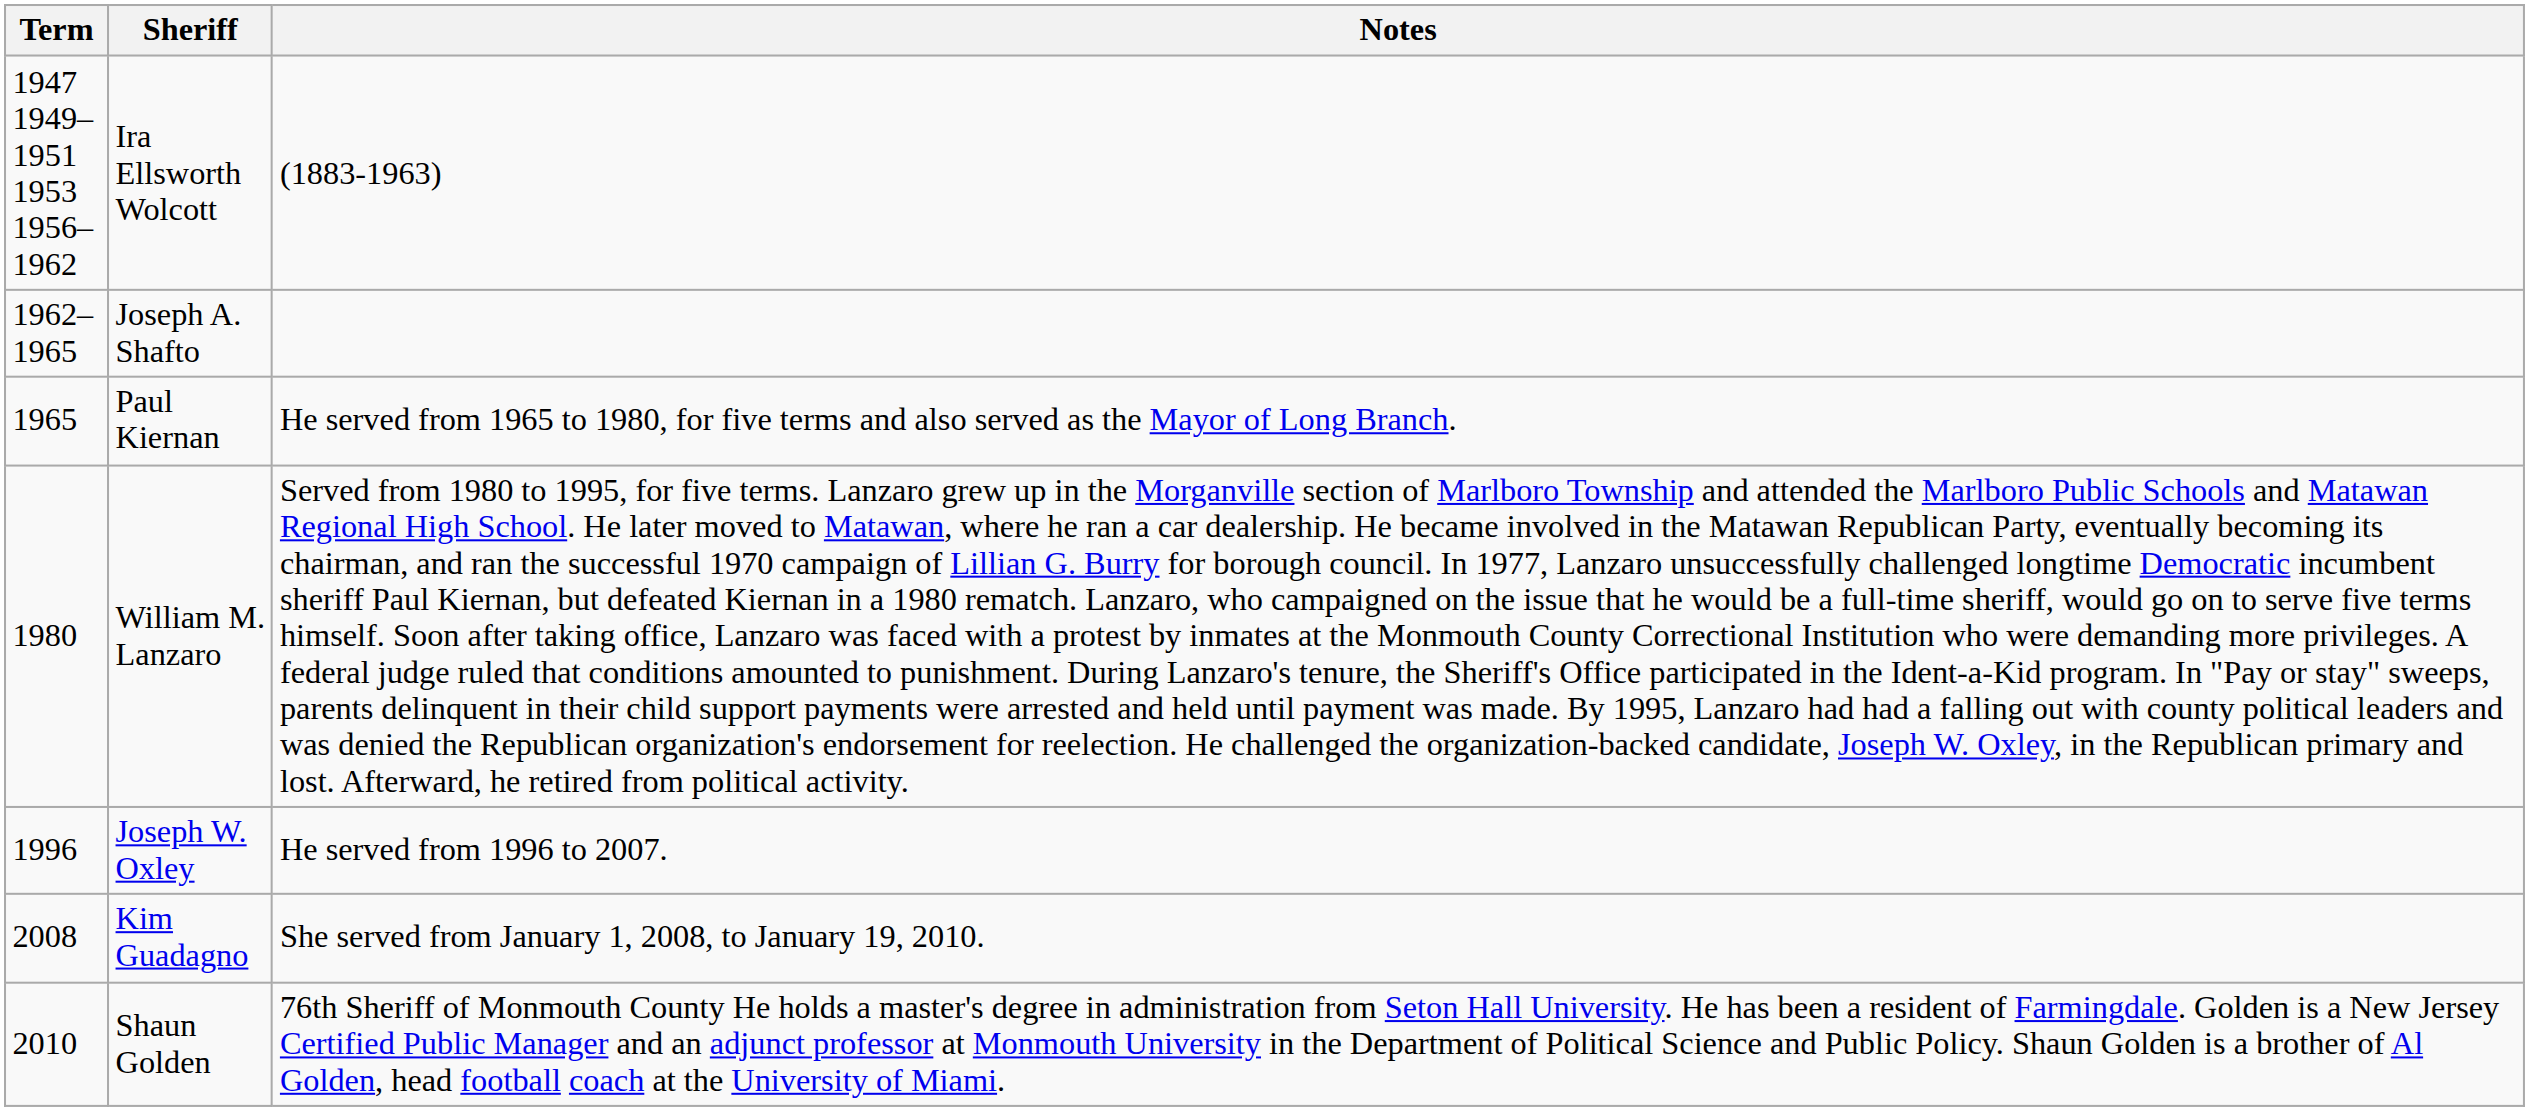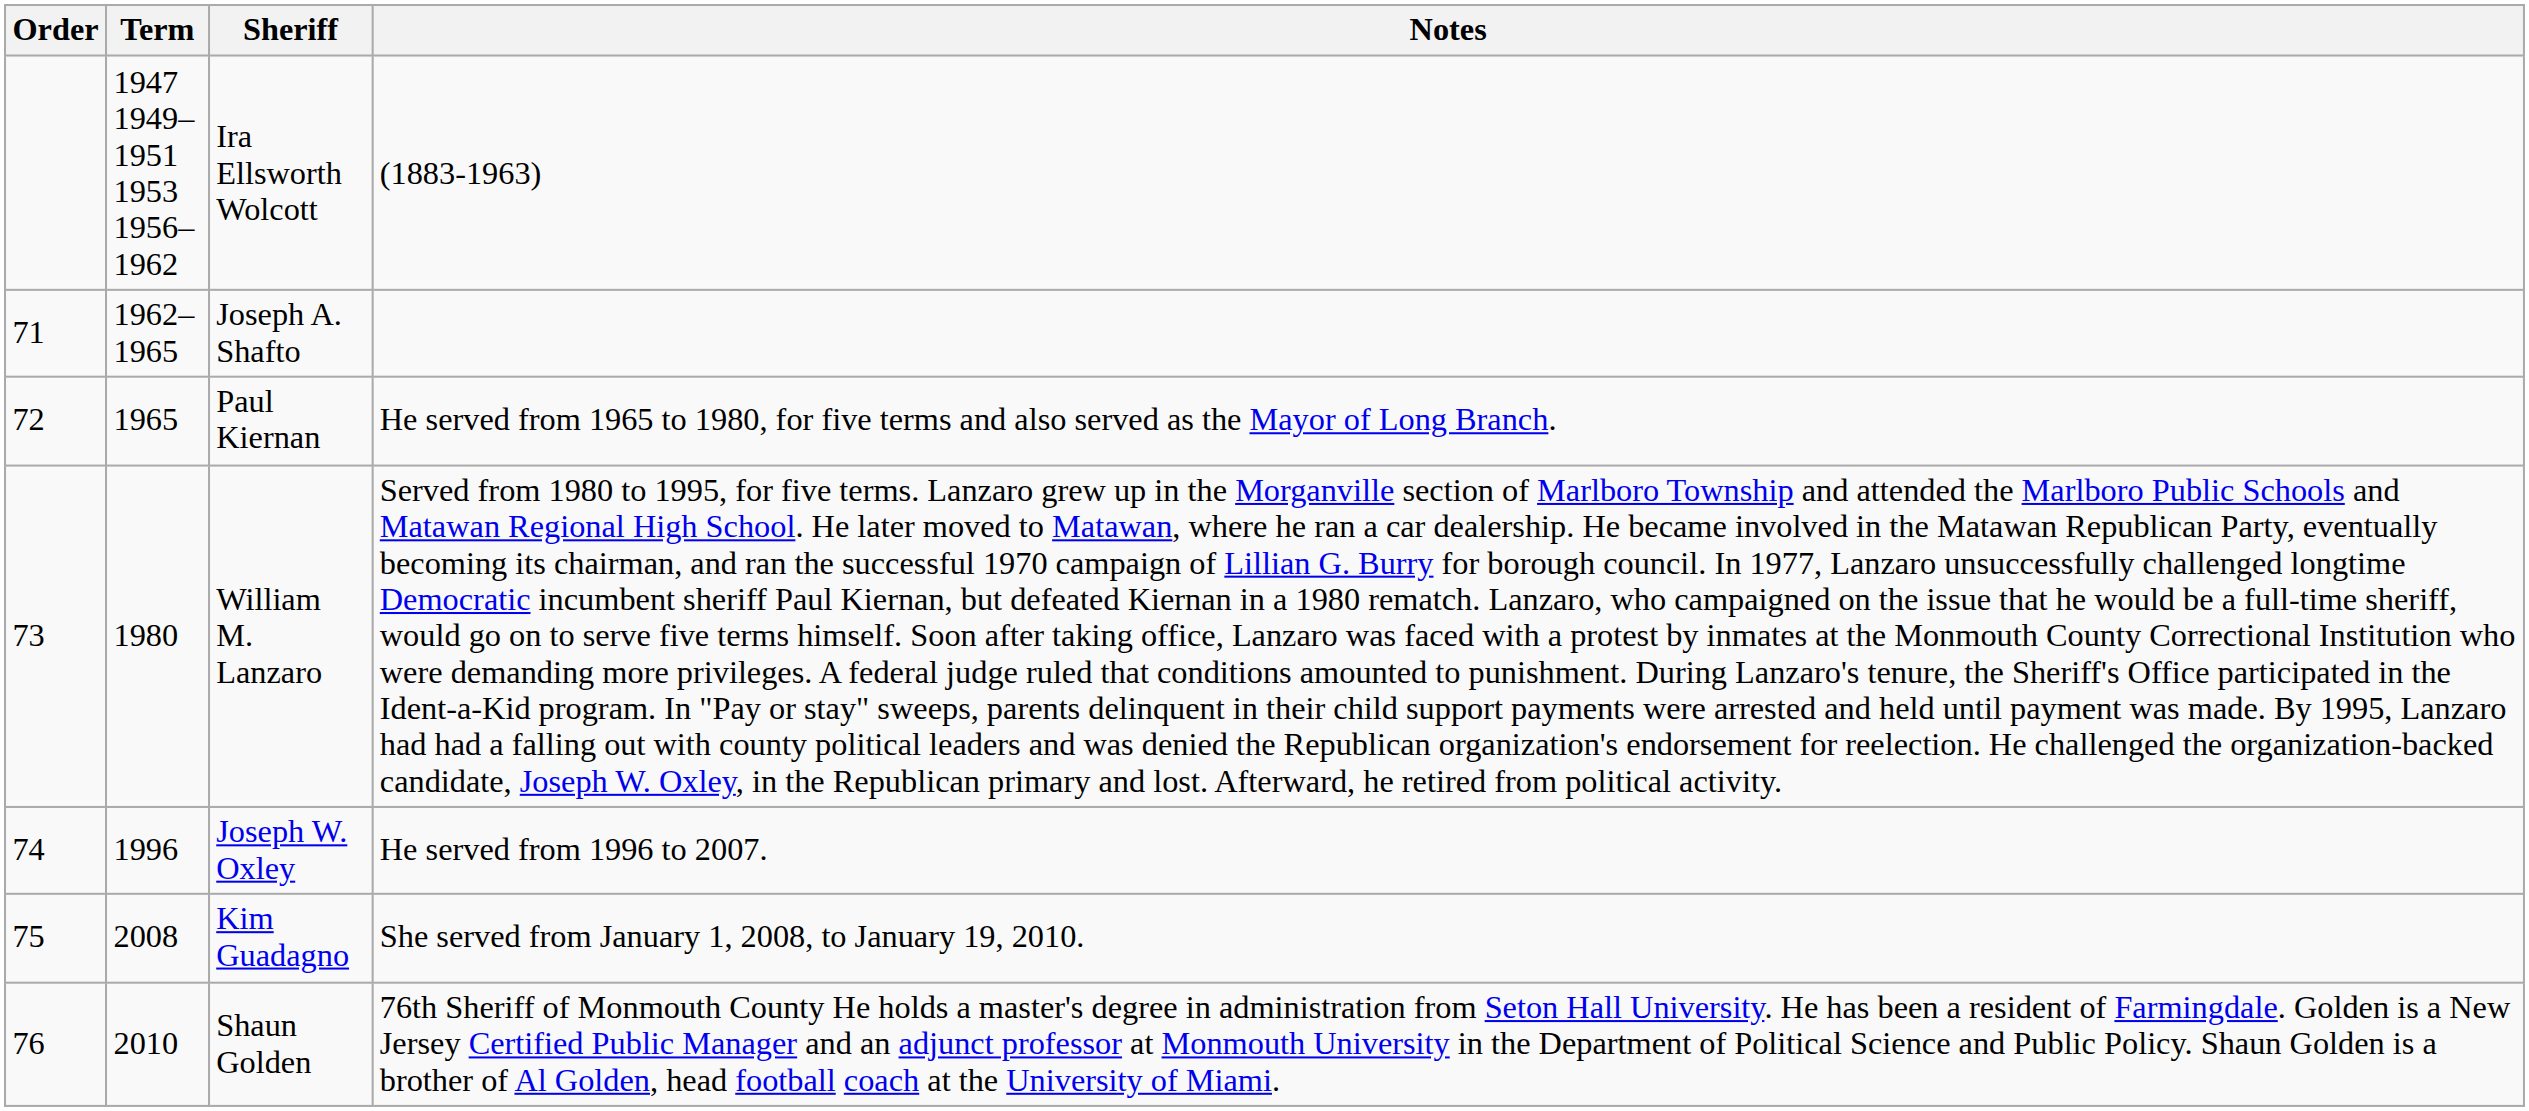+ column: (56, 30)
